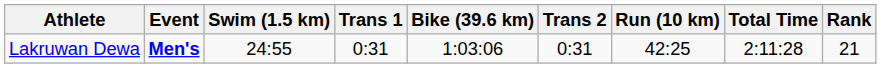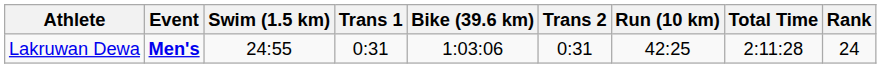(849, 48) 21 -> (849, 48) 24
